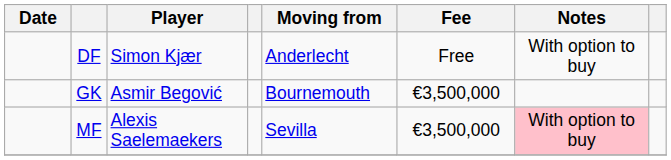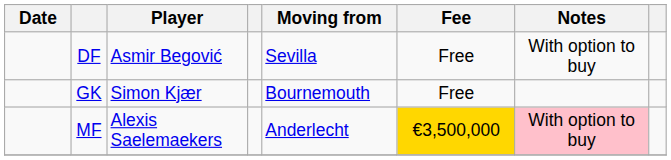(156, 55) Simon Kjær -> (166, 55) Asmir Begović
(307, 55) Anderlecht -> (291, 55) Sevilla
(166, 93) Asmir Begović -> (156, 93) Simon Kjær
(456, 93) €3,500,000 -> (456, 93) Free
(291, 130) Sevilla -> (307, 130) Anderlecht
(456, 130) no background -> (456, 130) gold background
